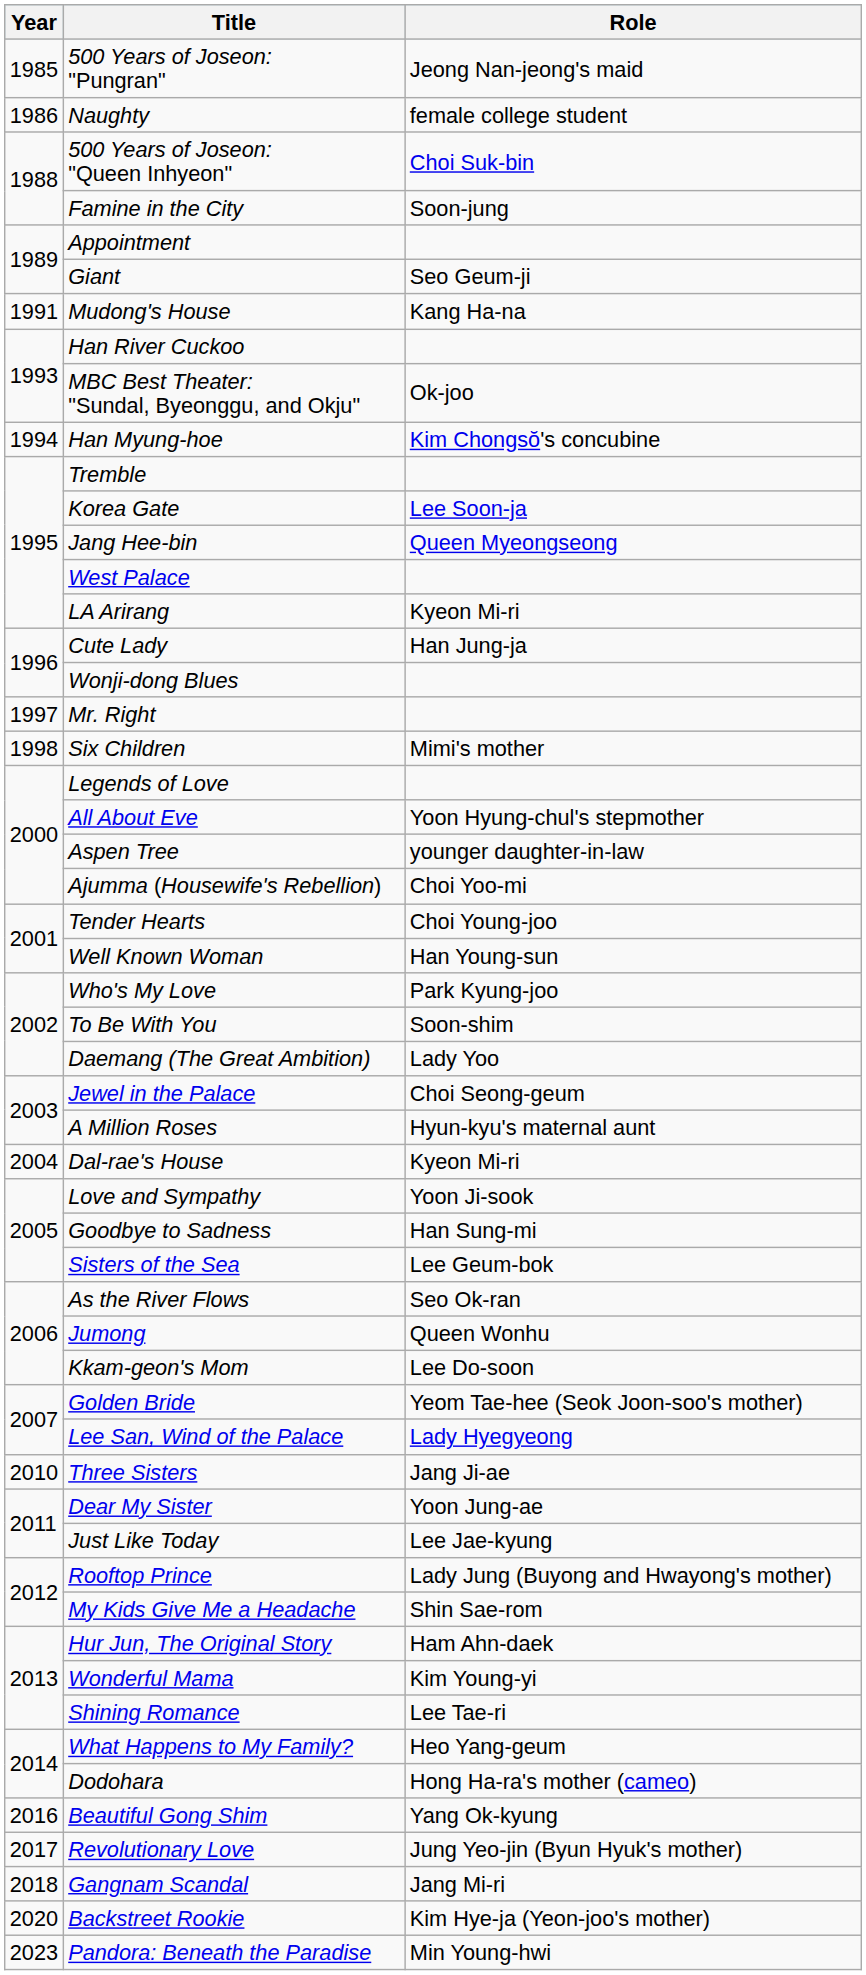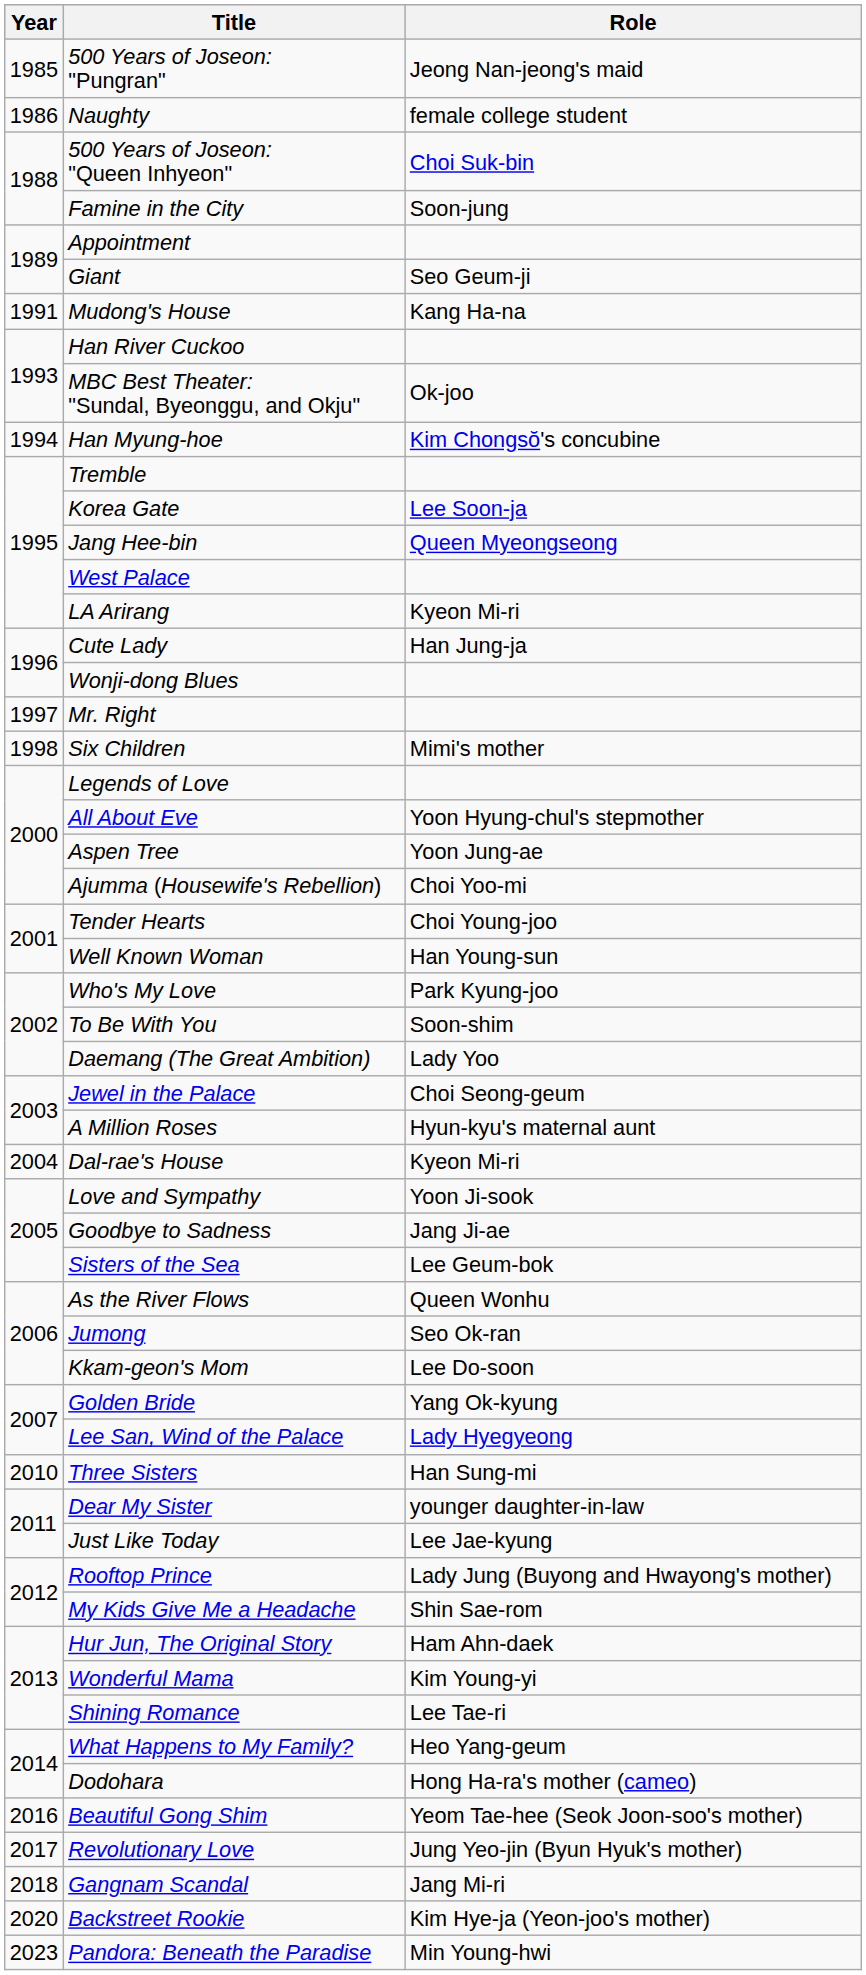(527, 852) younger daughter-in-law -> (476, 852) Yoon Jung-ae
(473, 1231) Han Sung-mi -> (460, 1231) Jang Ji-ae
(465, 1299) Seo Ok-ran -> (480, 1299) Queen Wonhu
(480, 1334) Queen Wonhu -> (465, 1334) Seo Ok-ran
(606, 1403) Yeom Tae-hee (Seok Joon-soo's mother) -> (484, 1403) Yang Ok-kyung
(460, 1471) Jang Ji-ae -> (473, 1471) Han Sung-mi
(476, 1506) Yoon Jung-ae -> (527, 1506) younger daughter-in-law
(484, 1816) Yang Ok-kyung -> (606, 1816) Yeom Tae-hee (Seok Joon-soo's mother)
